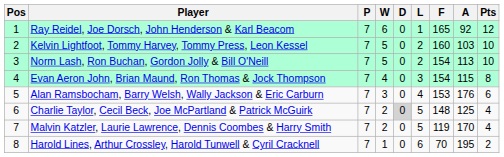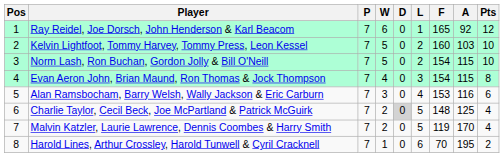(466, 62) 113 -> (466, 62) 115
(466, 95) 176 -> (466, 95) 116
